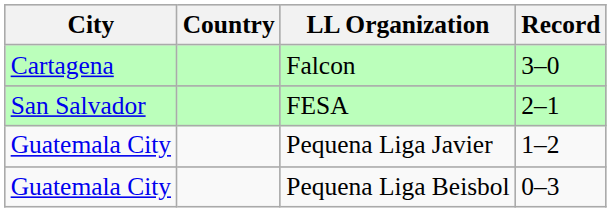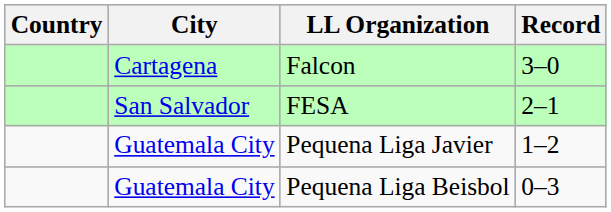columns swapped: (229, 24) <-> (91, 24)
